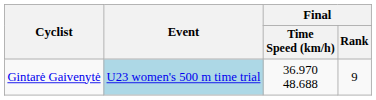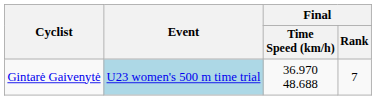(354, 77) 9 -> (354, 77) 7
